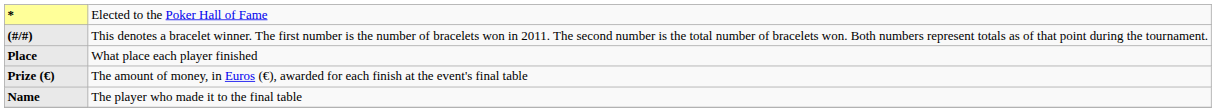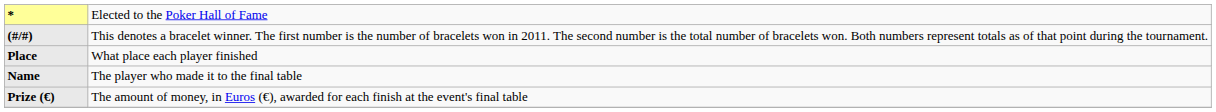rows swapped: (24, 96) <-> (31, 76)
